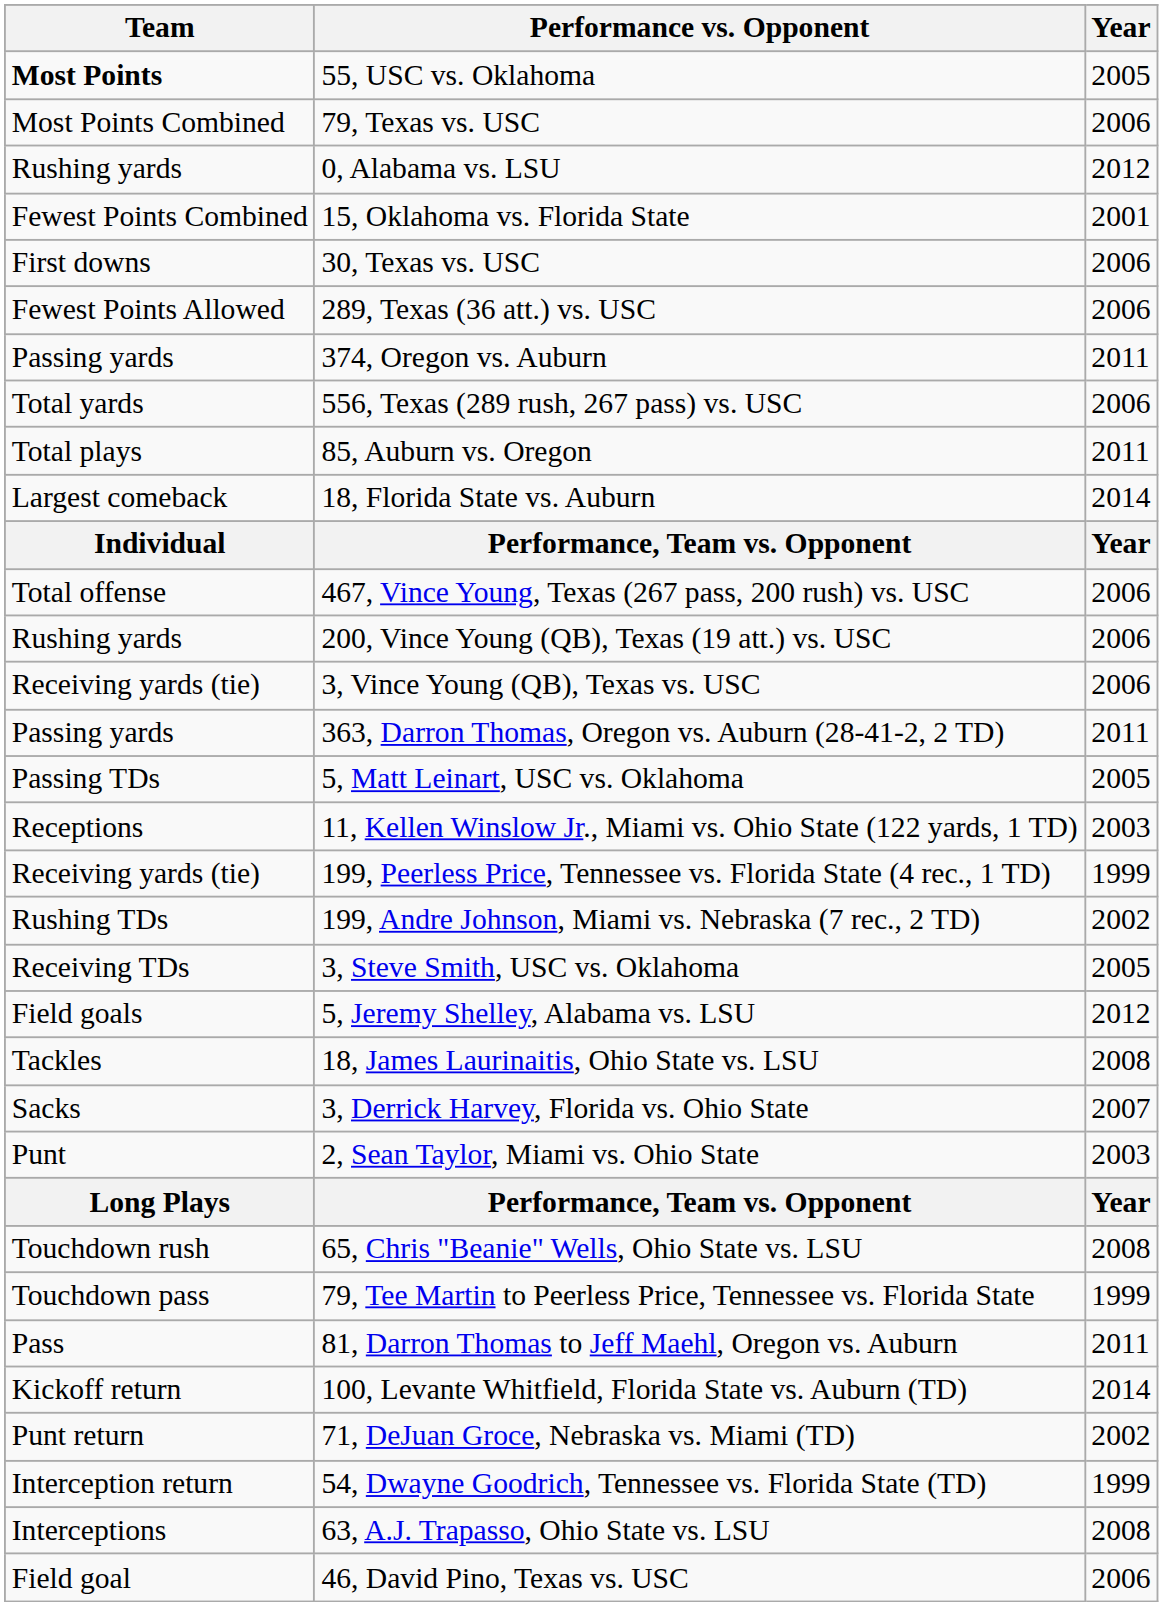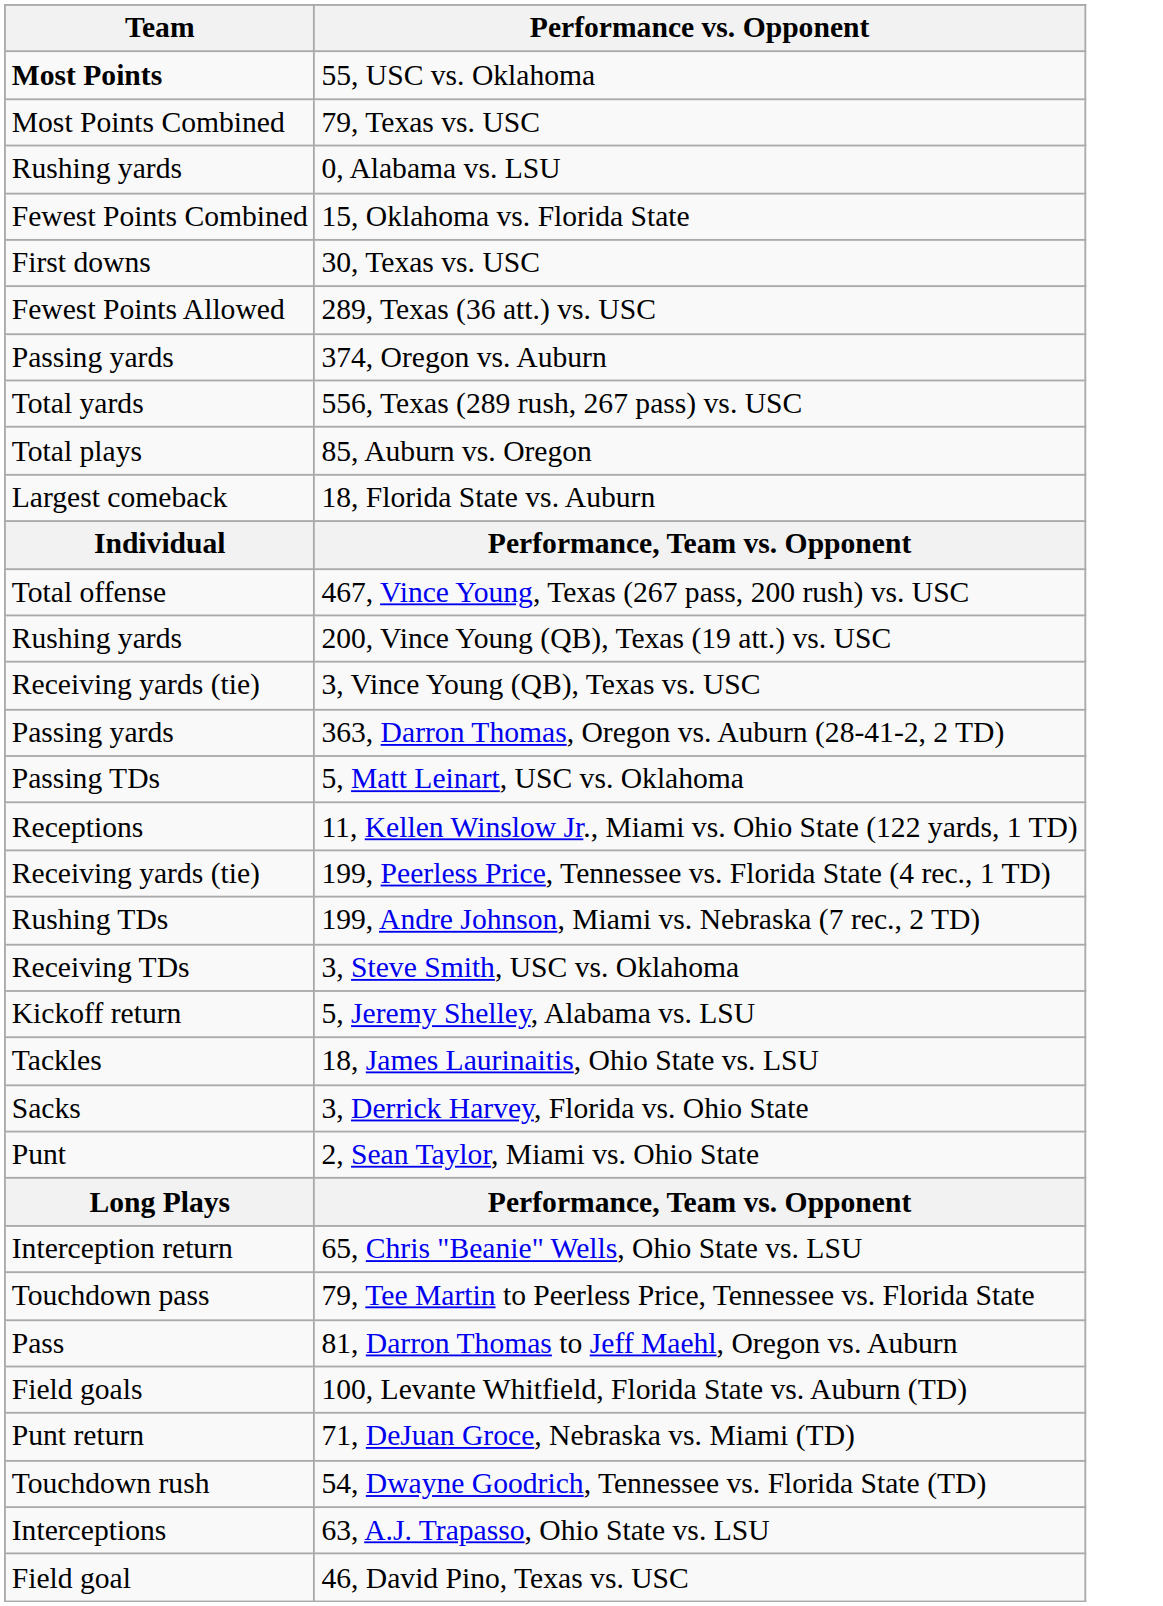- column: (1121, 27)
(77, 1013) Field goals -> (97, 1013) Kickoff return
(111, 1248) Touchdown rush -> (122, 1248) Interception return
(97, 1389) Kickoff return -> (77, 1389) Field goals
(122, 1483) Interception return -> (111, 1483) Touchdown rush
